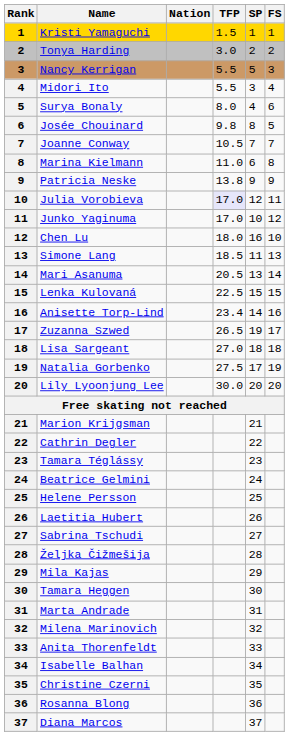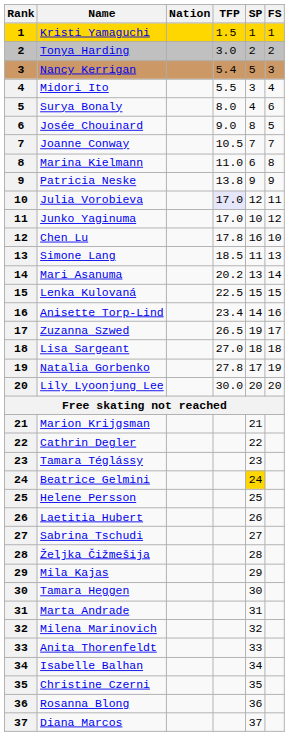(226, 70) 5.5 -> (226, 70) 5.4
(226, 126) 9.8 -> (226, 126) 9.0
(229, 238) 18.0 -> (229, 238) 17.8
(229, 275) 20.5 -> (229, 275) 20.2
(229, 368) 27.5 -> (229, 368) 27.8
(256, 480) no background -> (256, 480) gold background
